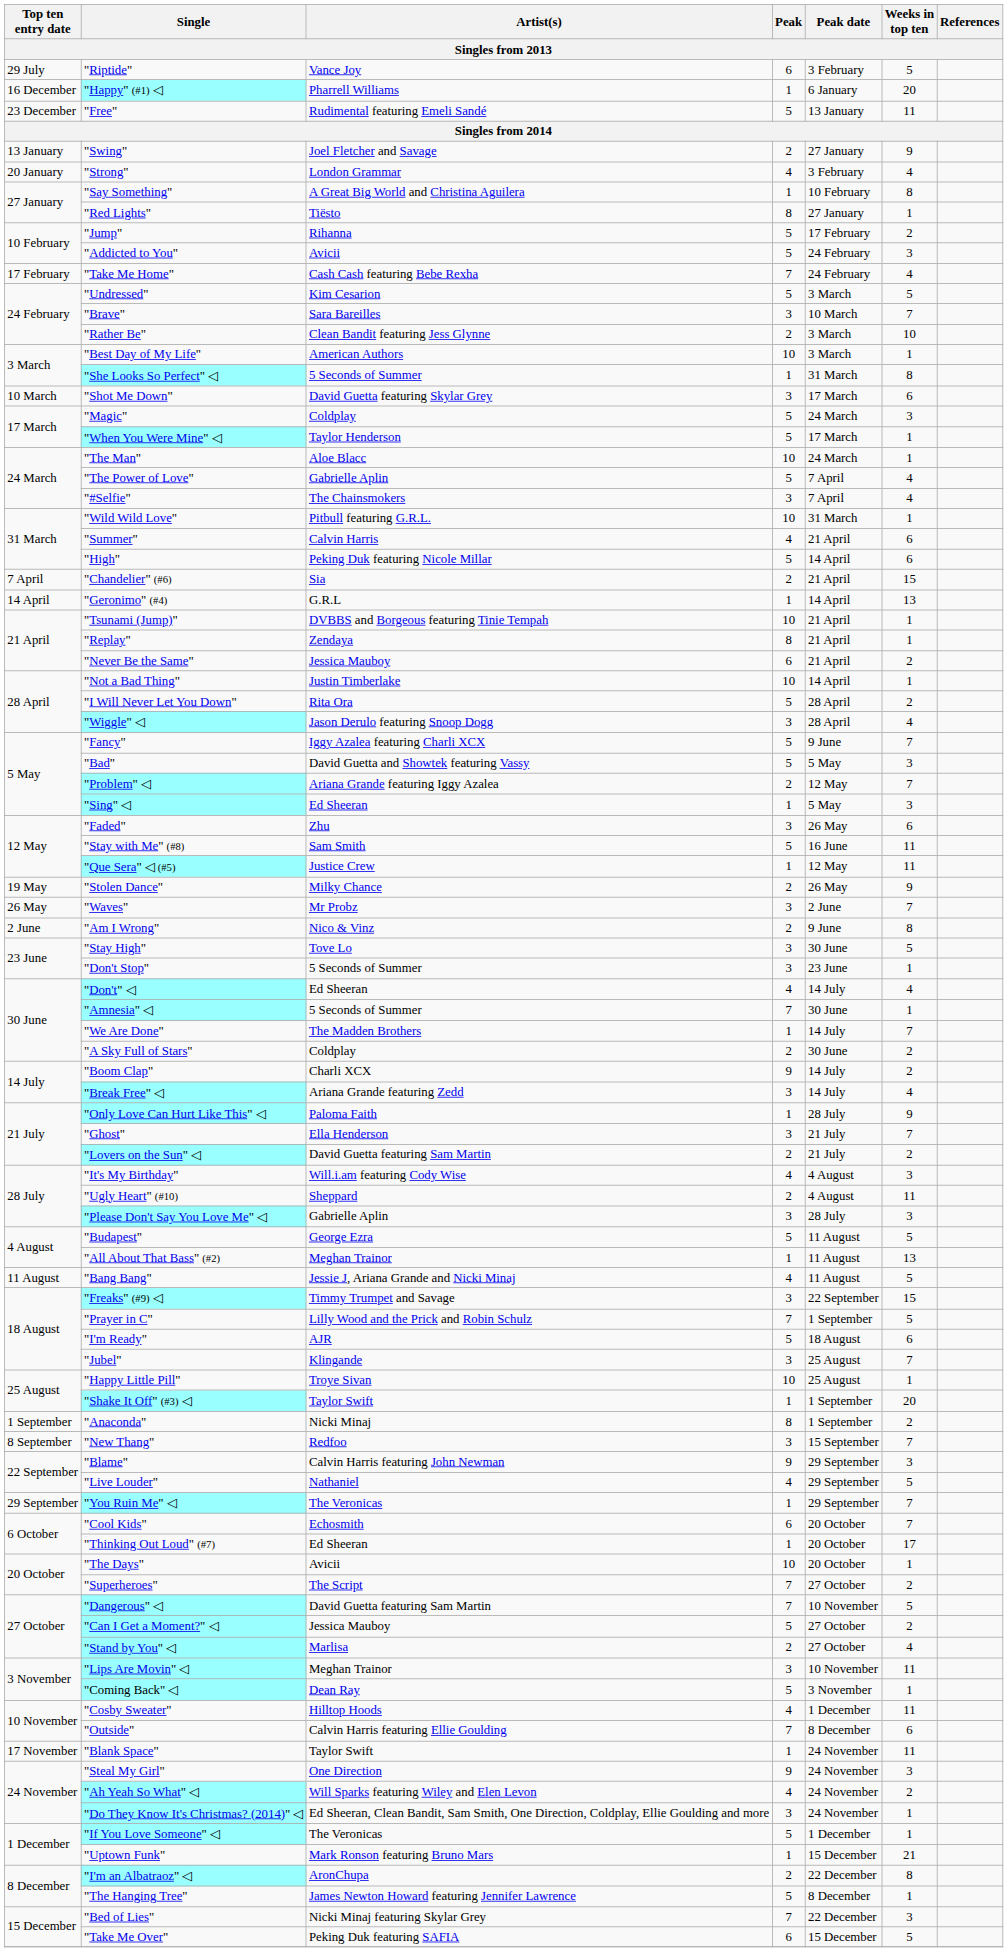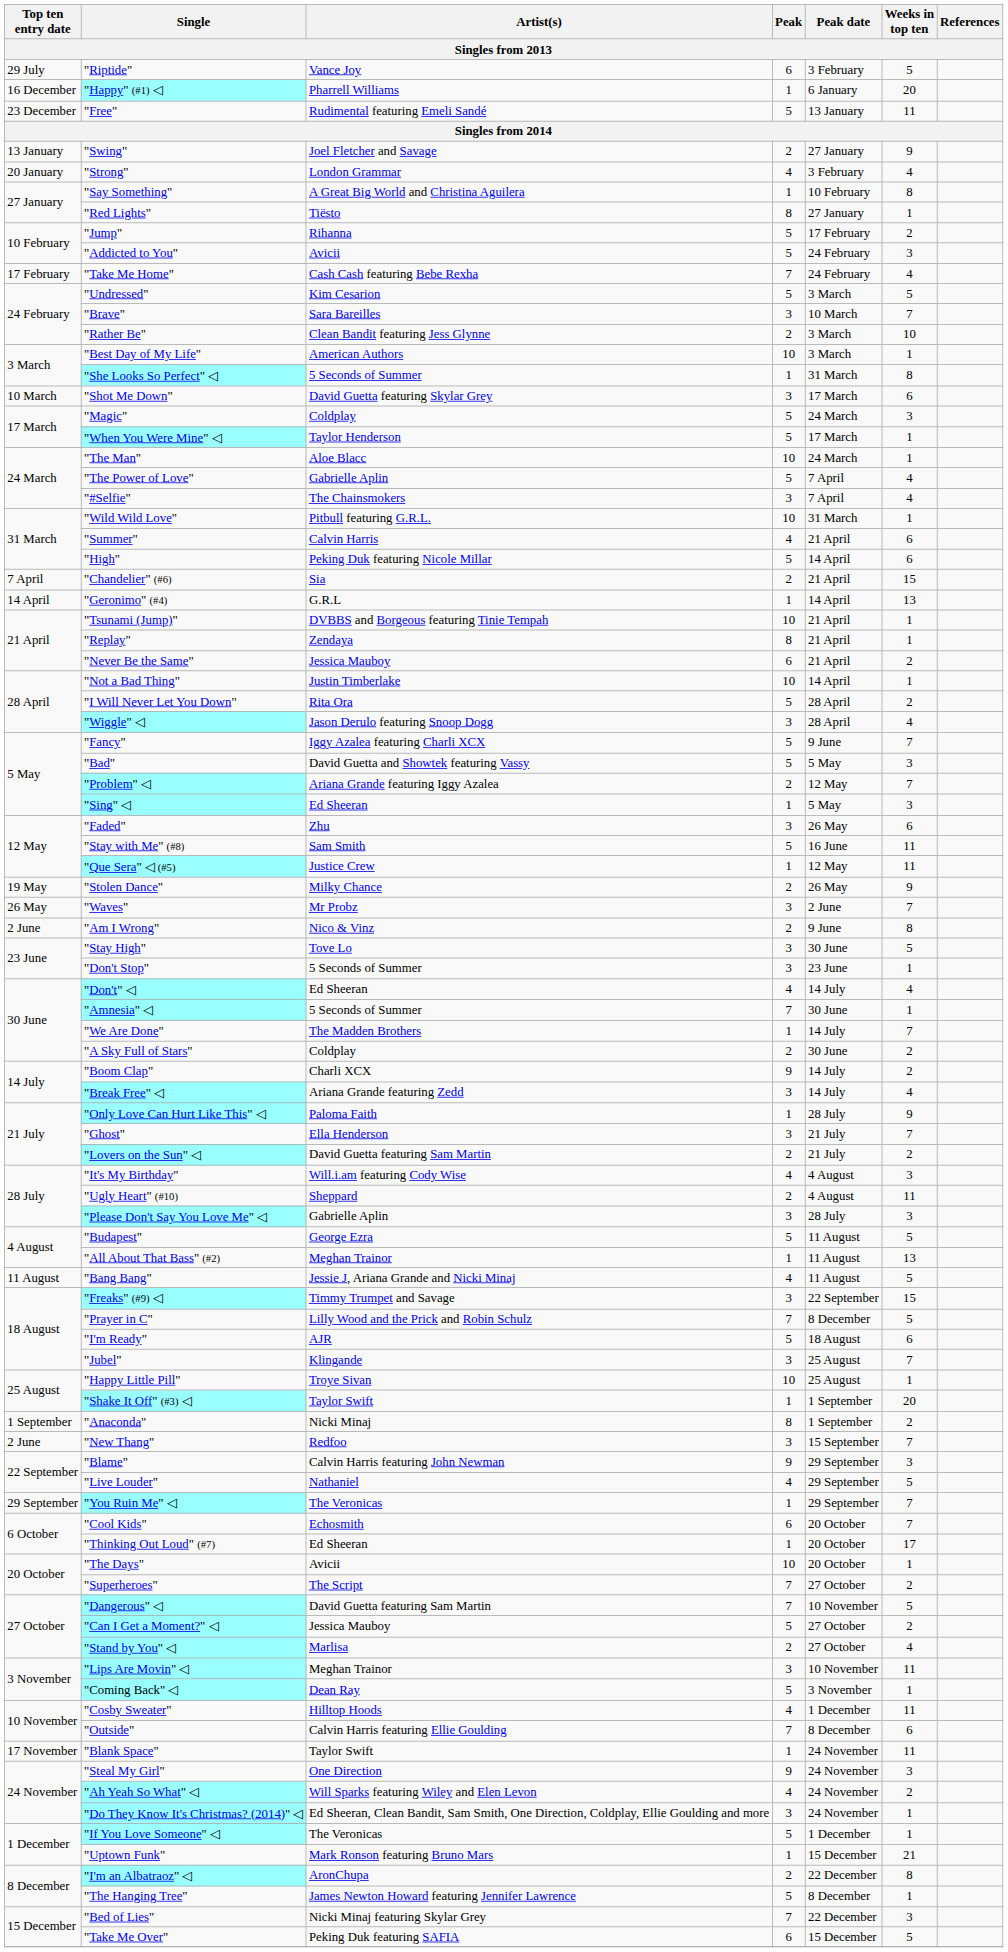(840, 1319) 1 September -> (839, 1319) 8 December
(40, 1441) 8 September -> (24, 1441) 2 June
